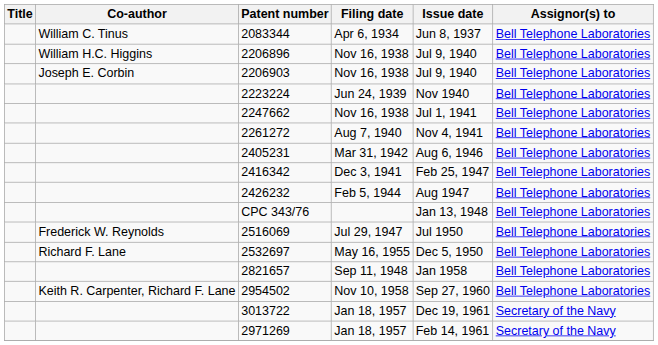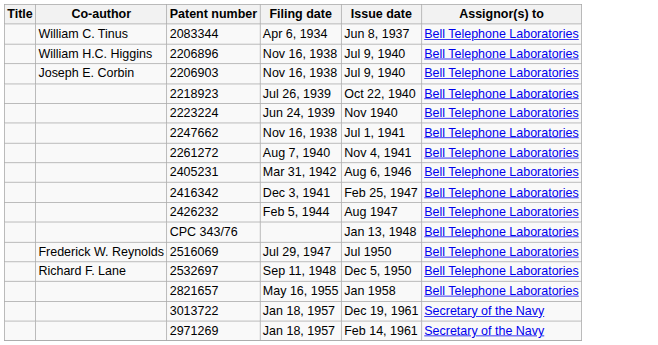+ row: (194, 93)
(372, 251) May 16, 1955 -> (300, 271) Sep 11, 1948
(371, 271) Sep 11, 1948 -> (301, 291) May 16, 1955
- row: (266, 291)
